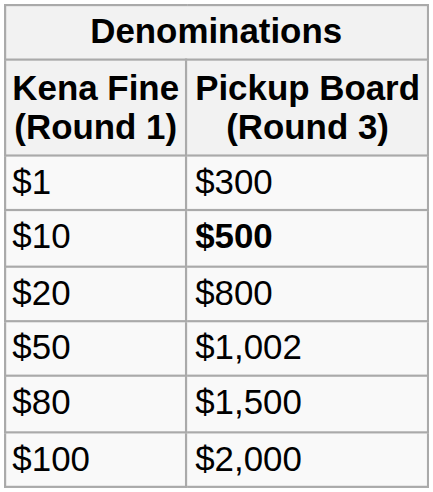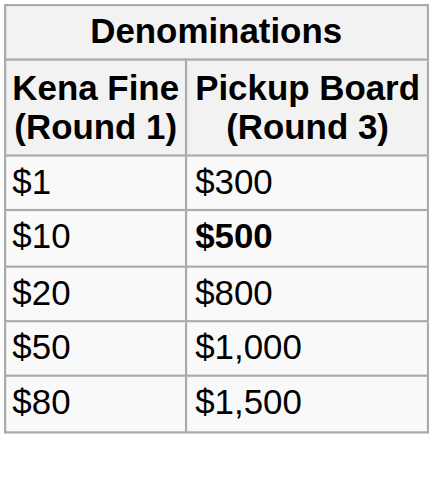(248, 347) $1,002 -> (248, 347) $1,000
- row: (51, 458)
